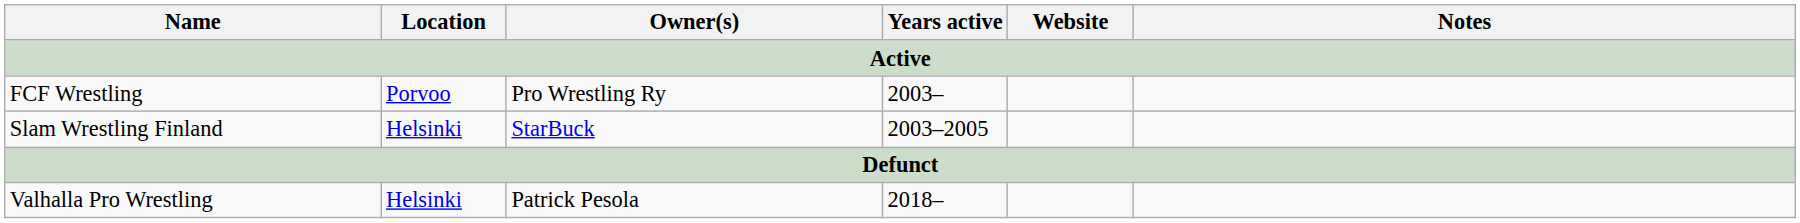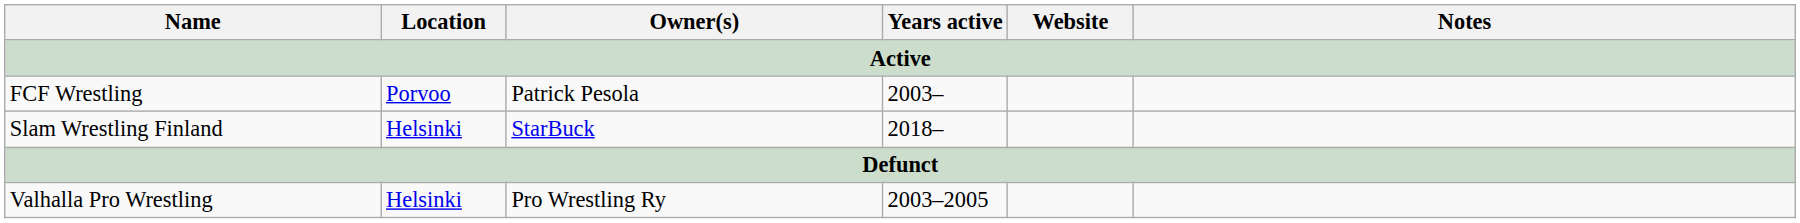(589, 93) Pro Wrestling Ry -> (575, 93) Patrick Pesola
(938, 128) 2003–2005 -> (916, 128) 2018–
(575, 199) Patrick Pesola -> (589, 199) Pro Wrestling Ry
(916, 199) 2018– -> (938, 199) 2003–2005
